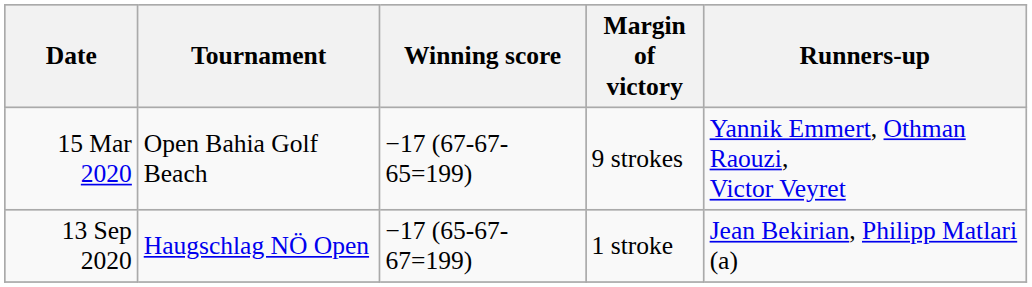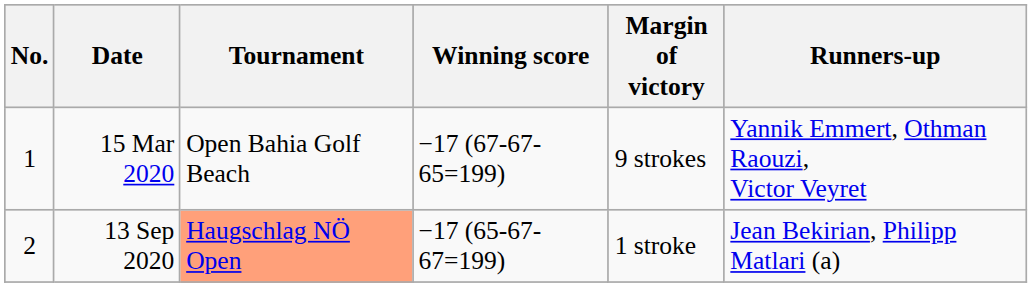+ column: (30, 55)
(256, 246) no background -> (268, 246) lightsalmon background
